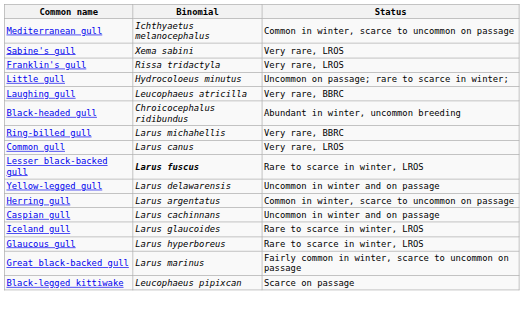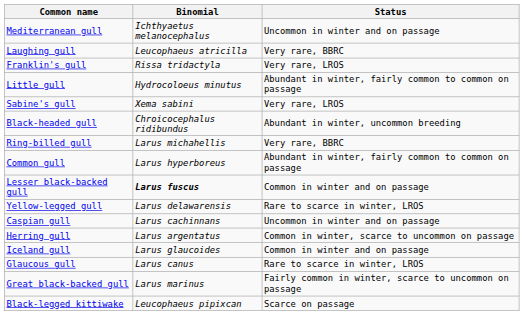(389, 31) Common in winter, scarce to uncommon on passage -> (352, 31) Uncommon in winter and on passage
rows swapped: (41, 94) <-> (41, 51)
(386, 79) Uncommon on passage; rare to scarce in winter; -> (386, 84) Abundant in winter, fairly common to common on passage
(164, 147) Larus canus -> (180, 163) Larus hyperboreus
(304, 147) Very rare, LROS -> (386, 163) Abundant in winter, fairly common to common on passage
(344, 167) Rare to scarce in winter, LROS -> (346, 187) Common in winter and on passage
(352, 186) Uncommon in winter and on passage -> (344, 207) Rare to scarce in winter, LROS
rows swapped: (38, 201) <-> (38, 215)
(344, 229) Rare to scarce in winter, LROS -> (346, 250) Common in winter and on passage
(180, 244) Larus hyperboreus -> (164, 264) Larus canus
